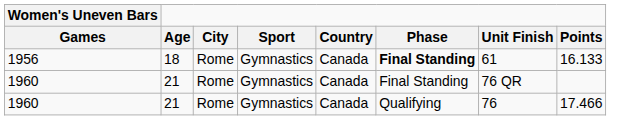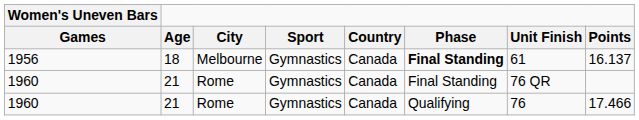(215, 59) Rome -> (230, 59) Melbourne
(581, 59) 16.133 -> (610, 59) 16.137
